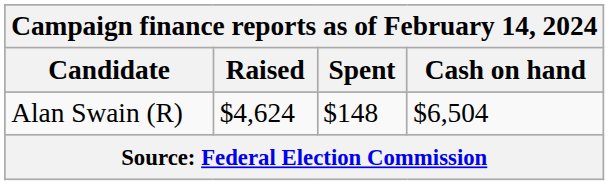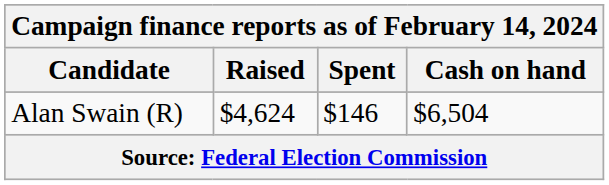(351, 112) $148 -> (351, 112) $146
